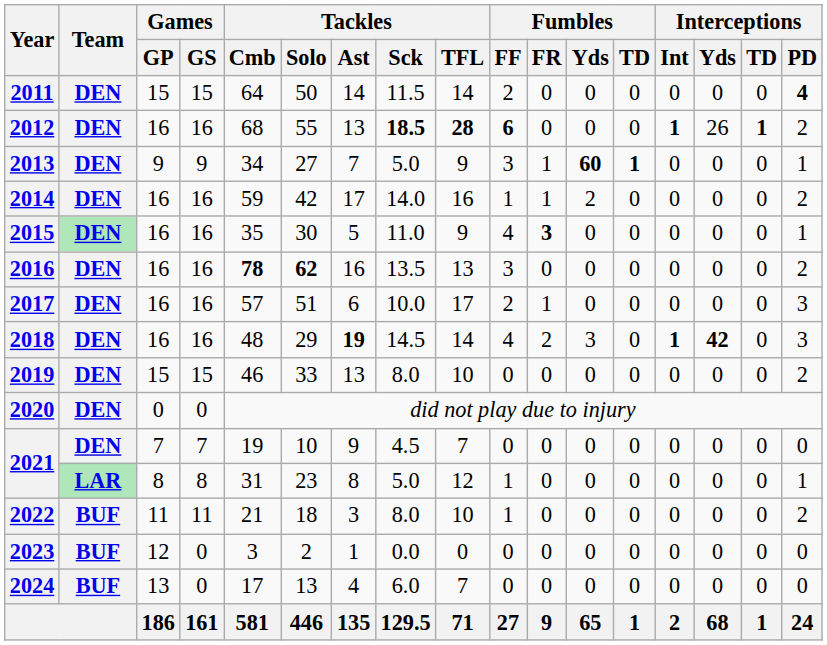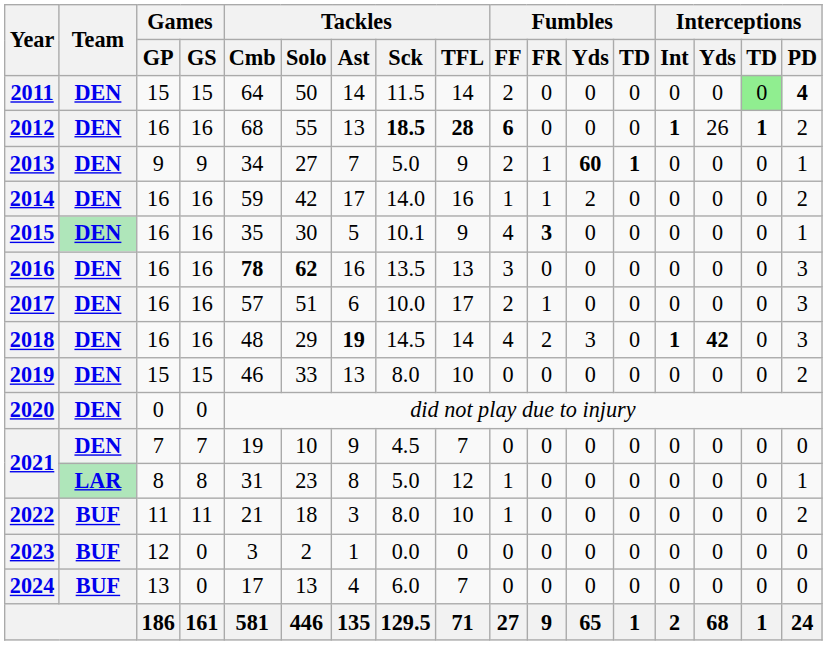(762, 92) no background -> (762, 92) lightgreen background
(508, 163) 3 -> (508, 163) 2
(406, 233) 11.0 -> (406, 233) 10.1
(802, 269) 2 -> (802, 269) 3
